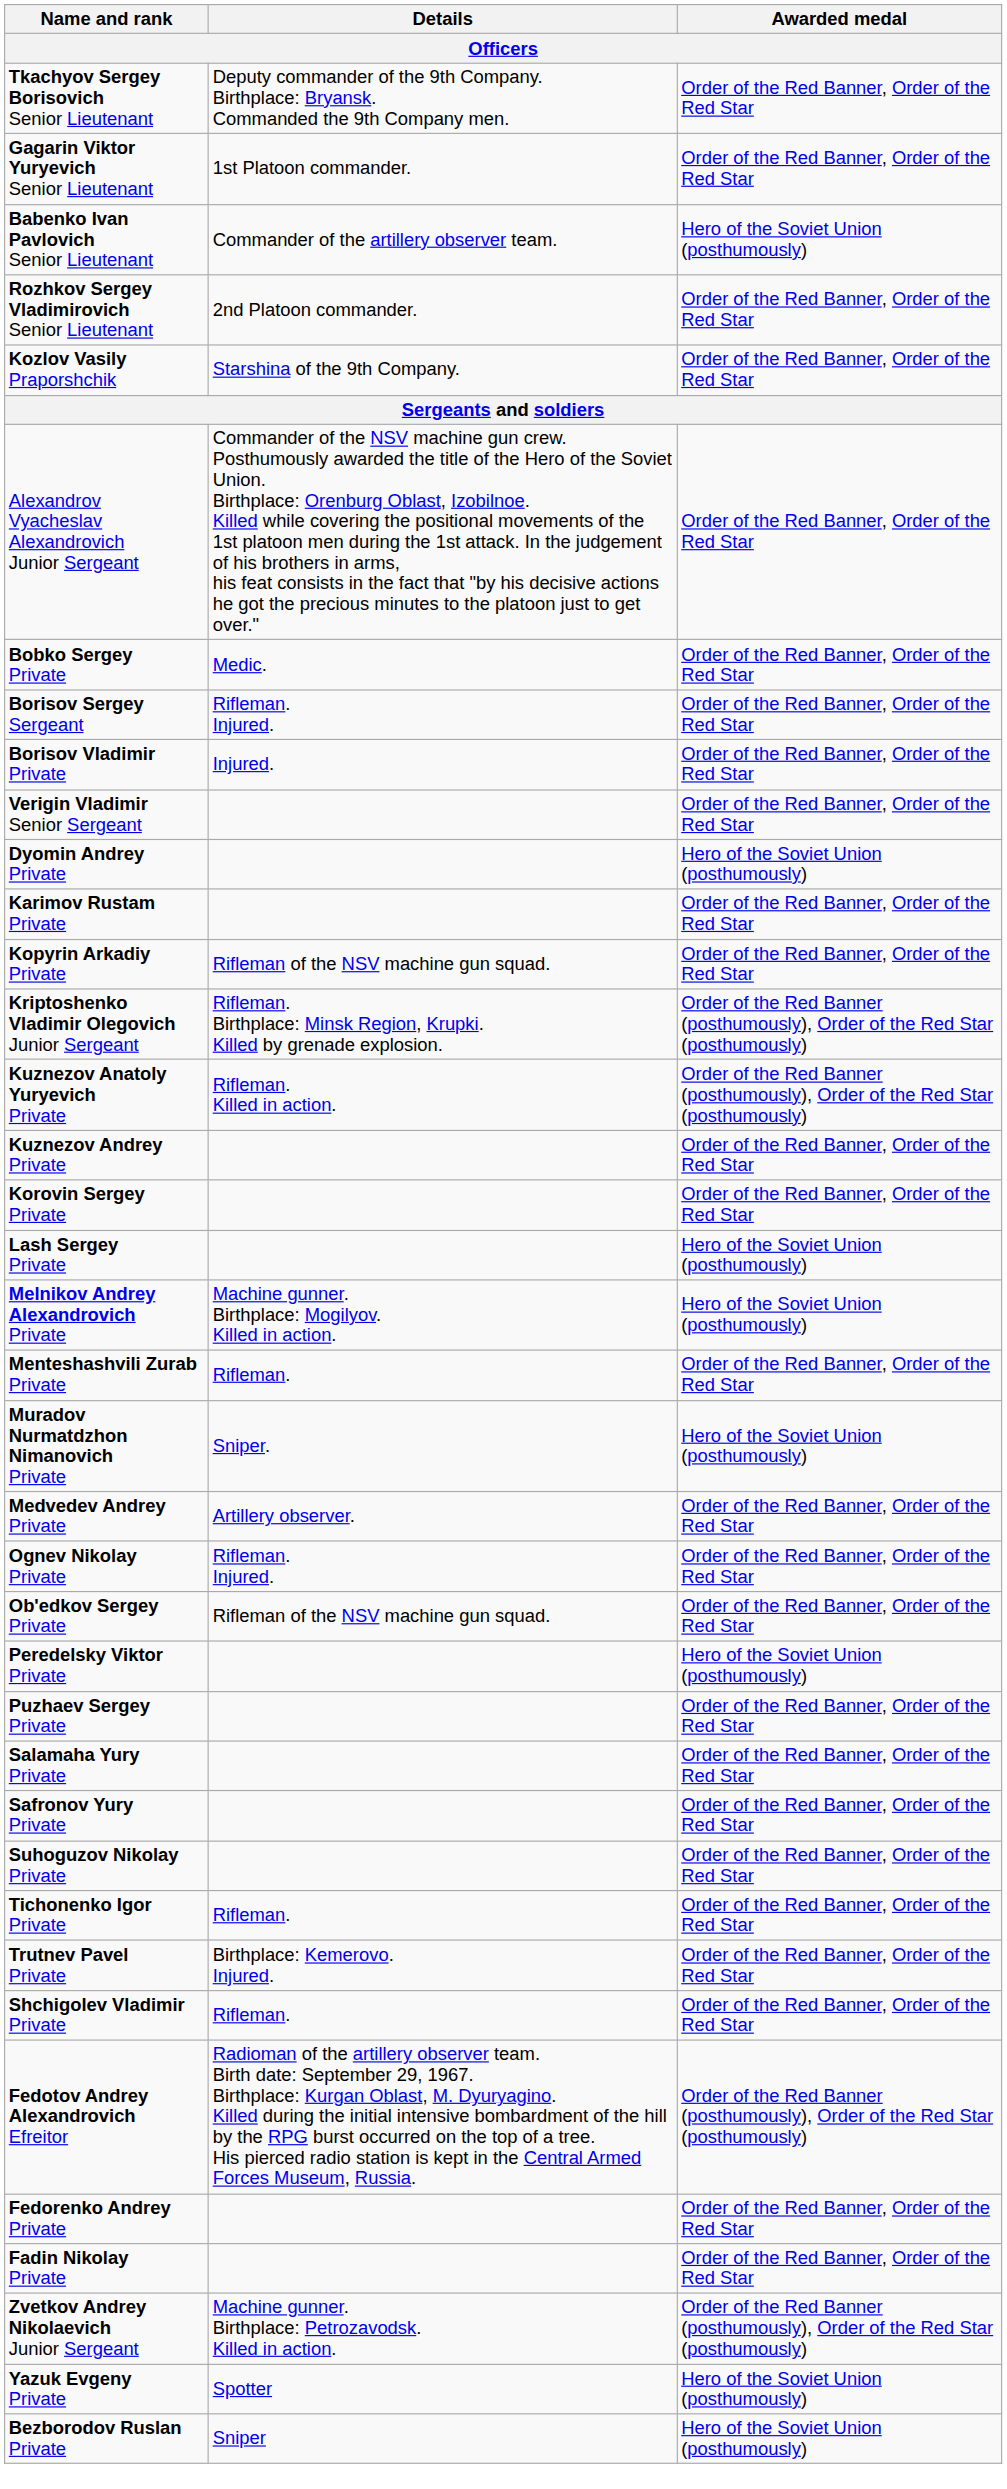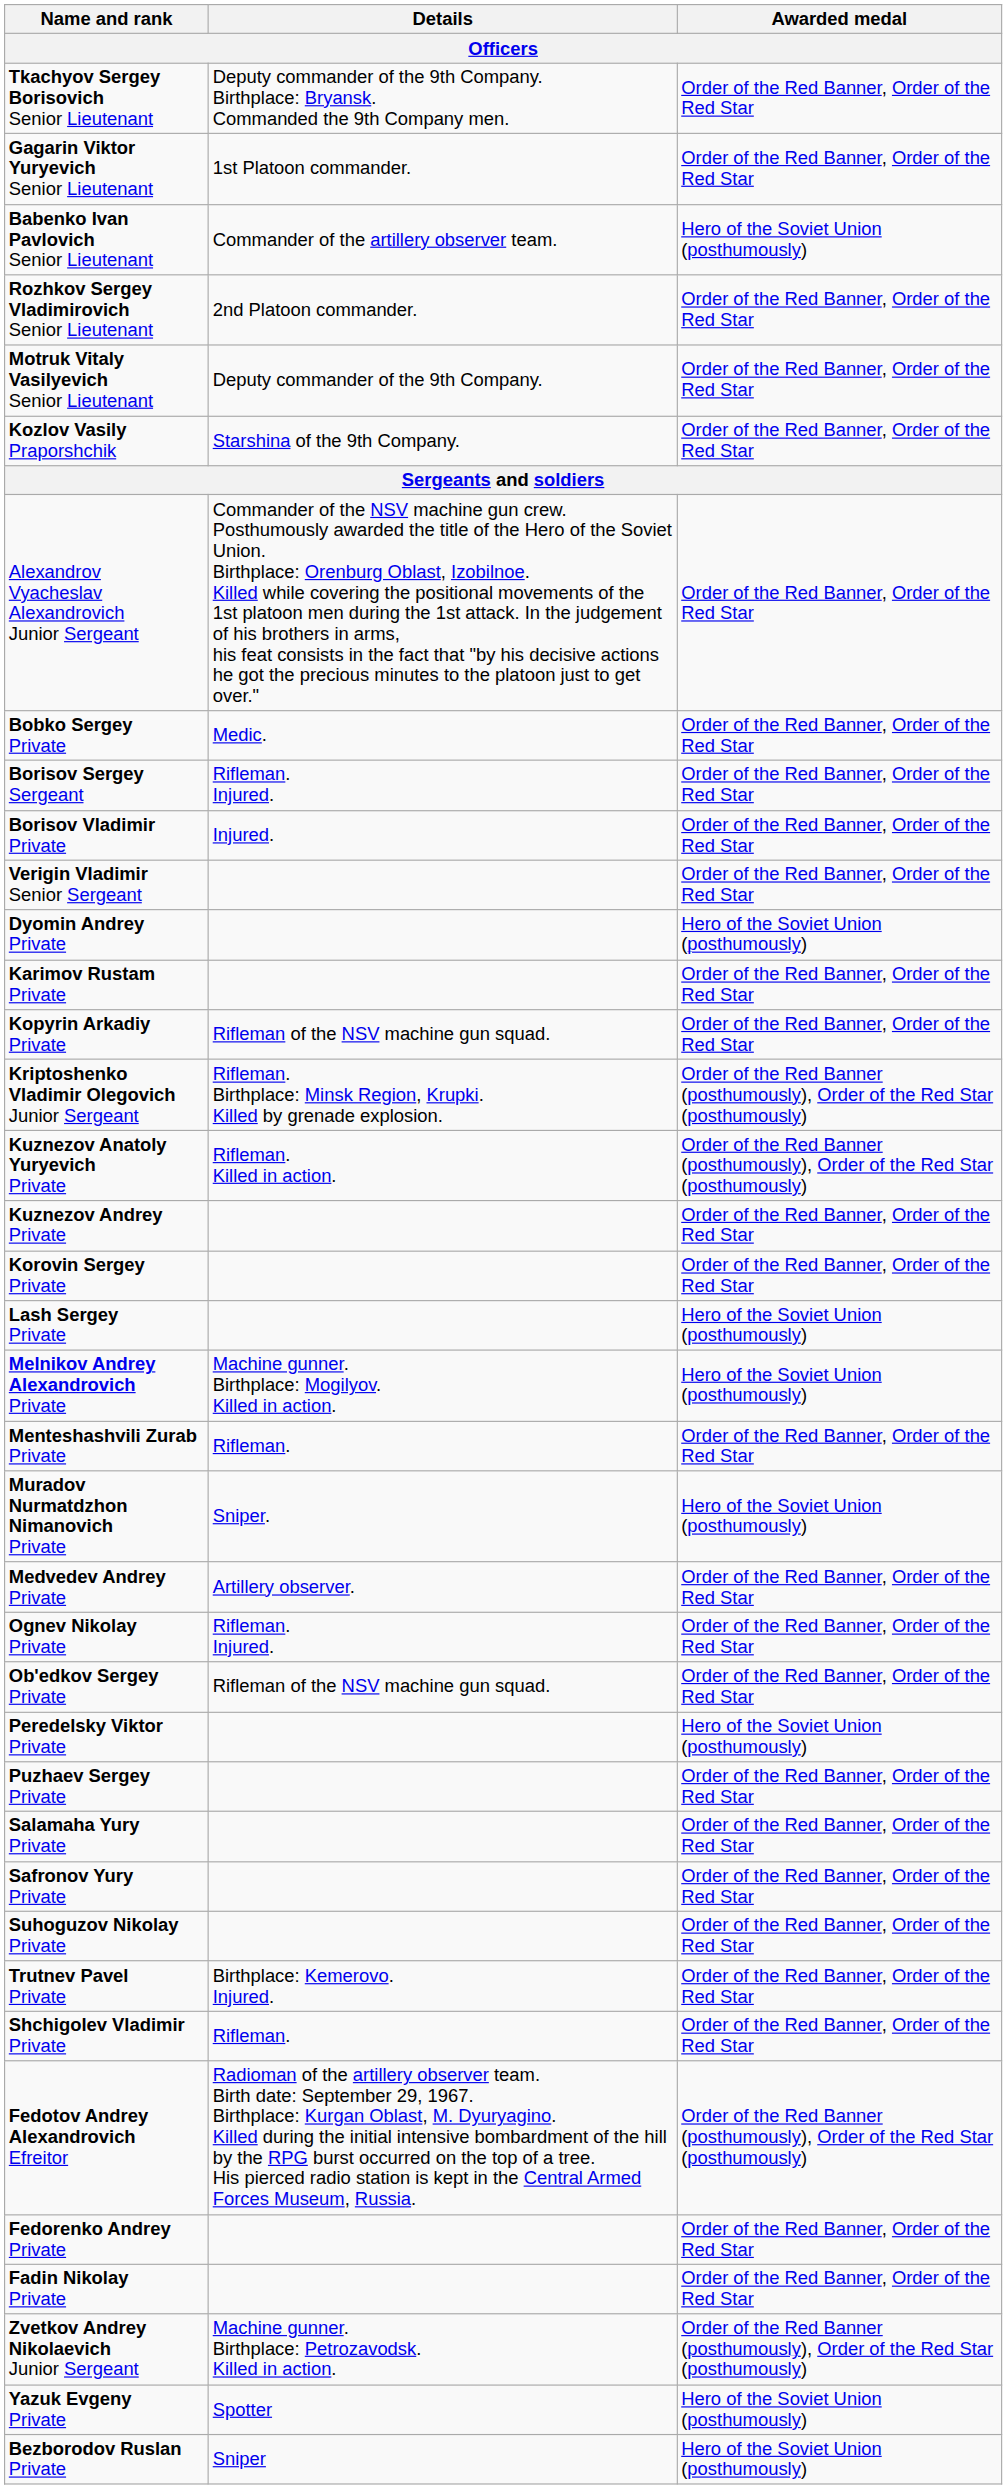+ row: (81, 380)
- row: (80, 1915)
